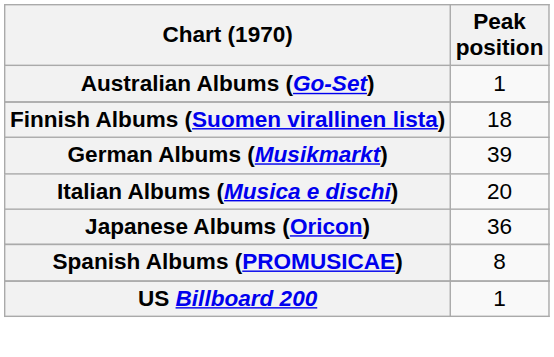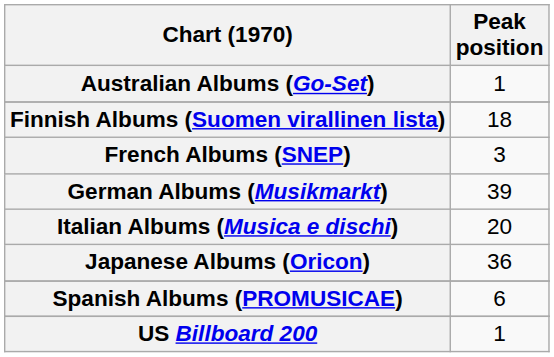+ row: (228, 155)
(500, 262) 8 -> (500, 298) 6
